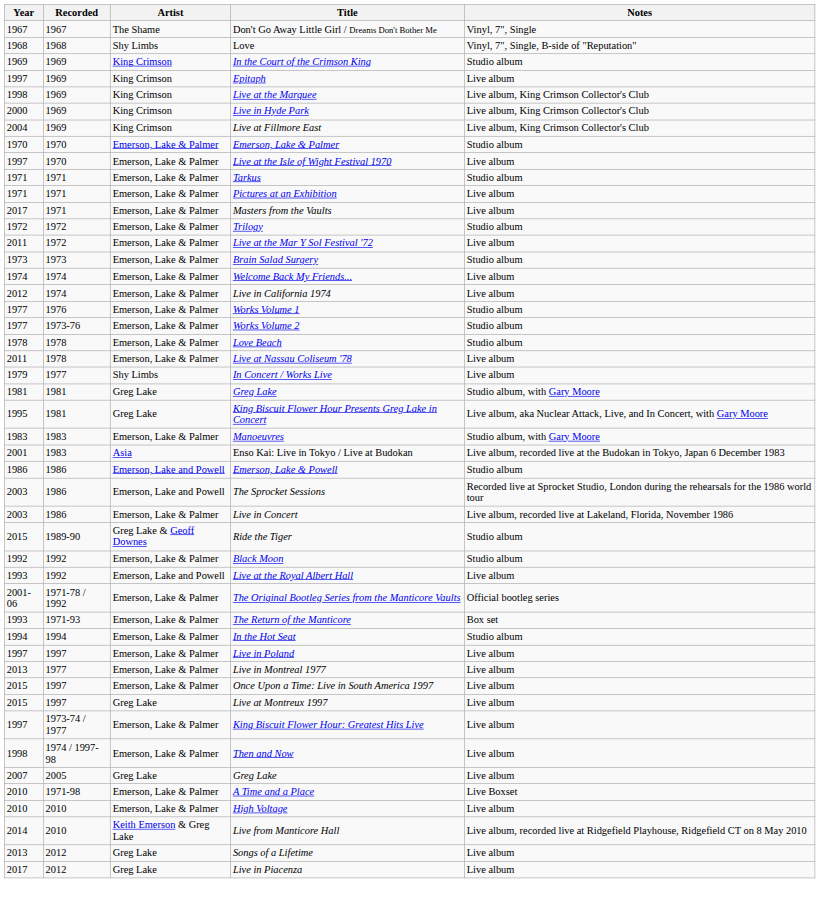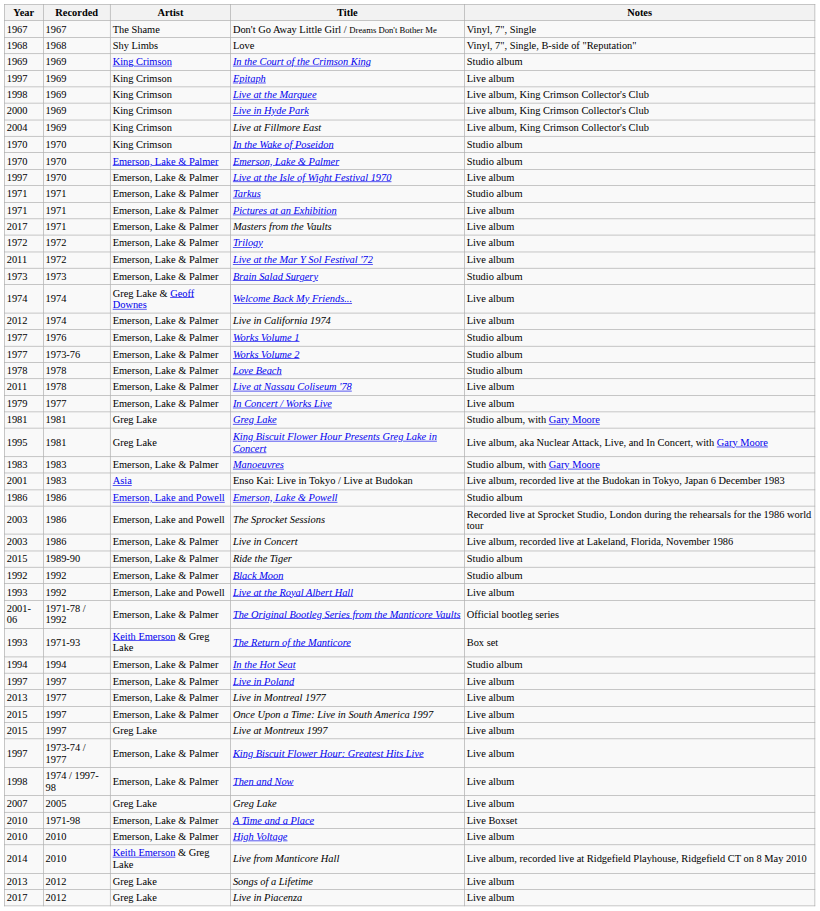+ row: (17, 144)
(495, 227) Studio album -> (491, 243) Live album
(166, 276) Emerson, Lake & Palmer -> (153, 298) Greg Lake & Geoff Downes
(135, 375) Shy Limbs -> (166, 403) Emerson, Lake & Palmer
(153, 536) Greg Lake & Geoff Downes -> (166, 559) Emerson, Lake & Palmer
(166, 620) Emerson, Lake & Palmer -> (161, 642) Keith Emerson & Greg Lake
